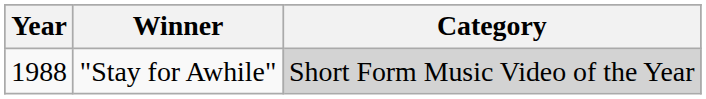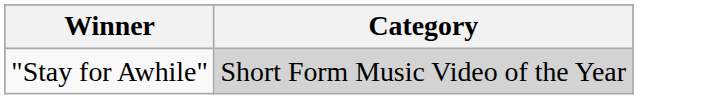- column: (39, 26)
